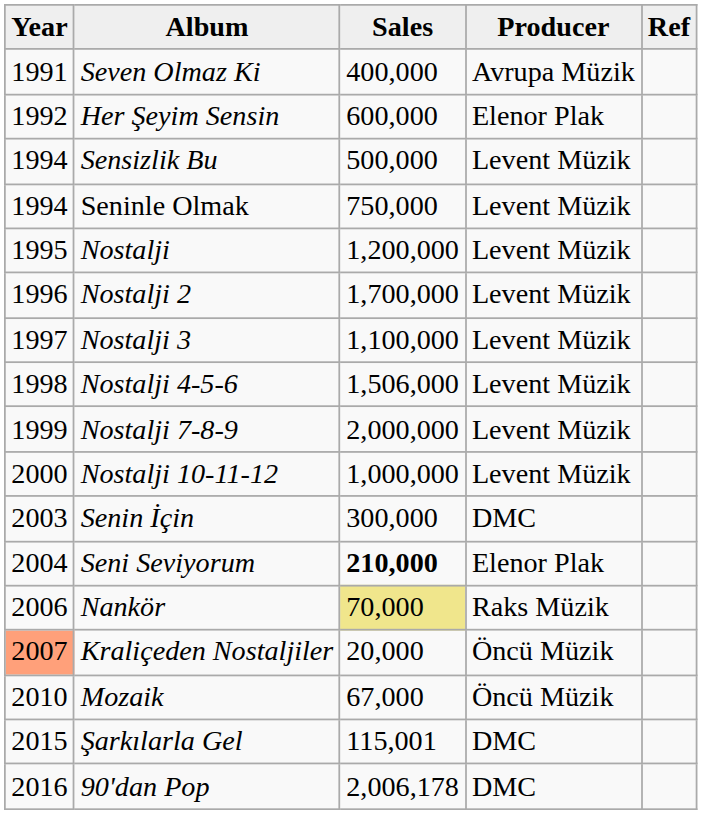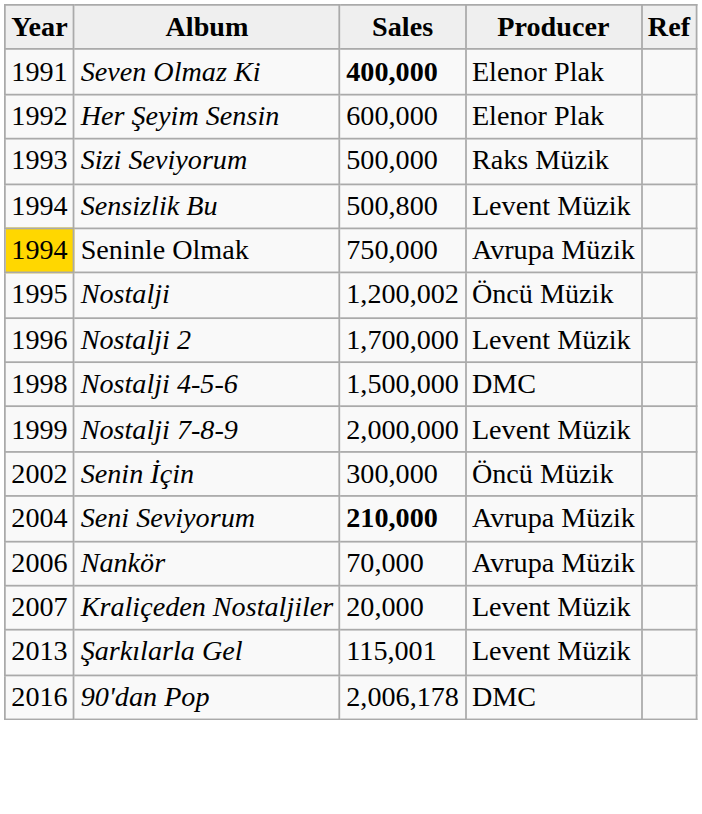(392, 71) normal -> (392, 71) bold
(553, 71) Avrupa Müzik -> (538, 71) Elenor Plak
+ row: (164, 160)
(392, 160) 500,000 -> (392, 205) 500,800
(40, 205) no background -> (40, 250) gold background
(551, 205) Levent Müzik -> (553, 250) Avrupa Müzik
(403, 250) 1,200,000 -> (403, 294) 1,200,002
(551, 250) Levent Müzik -> (543, 294) Öncü Müzik
- row: (136, 339)
(403, 384) 1,506,000 -> (403, 384) 1,500,000
(551, 384) Levent Müzik -> (504, 384) DMC
- row: (179, 473)
(40, 518) 2003 -> (40, 473) 2002
(504, 518) DMC -> (543, 473) Öncü Müzik
(538, 562) Elenor Plak -> (553, 518) Avrupa Müzik
(385, 607) khaki background -> (385, 562) no background
(540, 607) Raks Müzik -> (553, 562) Avrupa Müzik
(40, 652) lightsalmon background -> (40, 607) no background
(543, 652) Öncü Müzik -> (551, 607) Levent Müzik
- row: (122, 696)
(40, 741) 2015 -> (40, 652) 2013
(504, 741) DMC -> (551, 652) Levent Müzik
